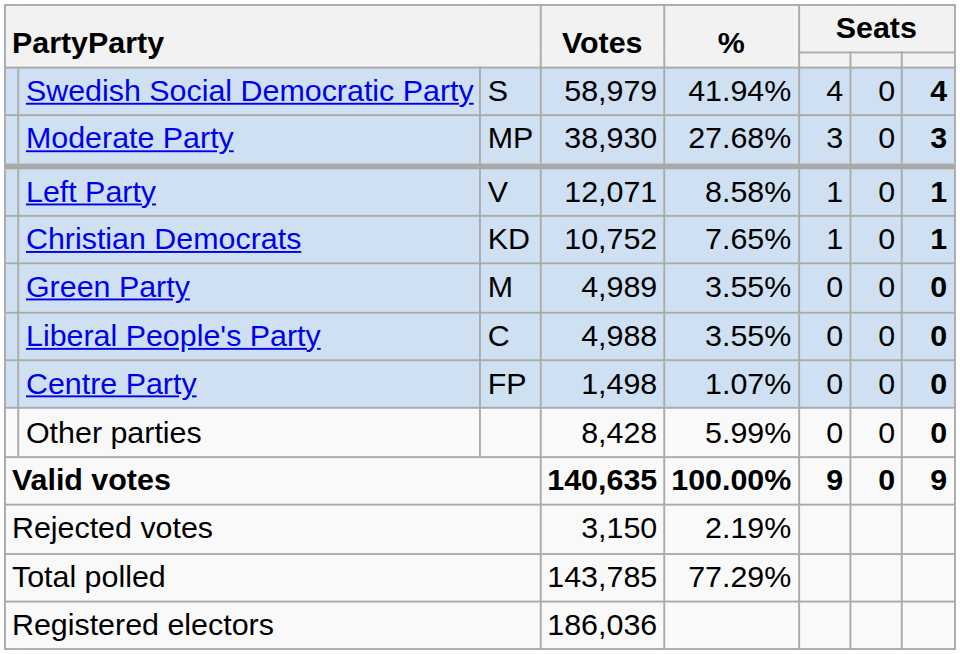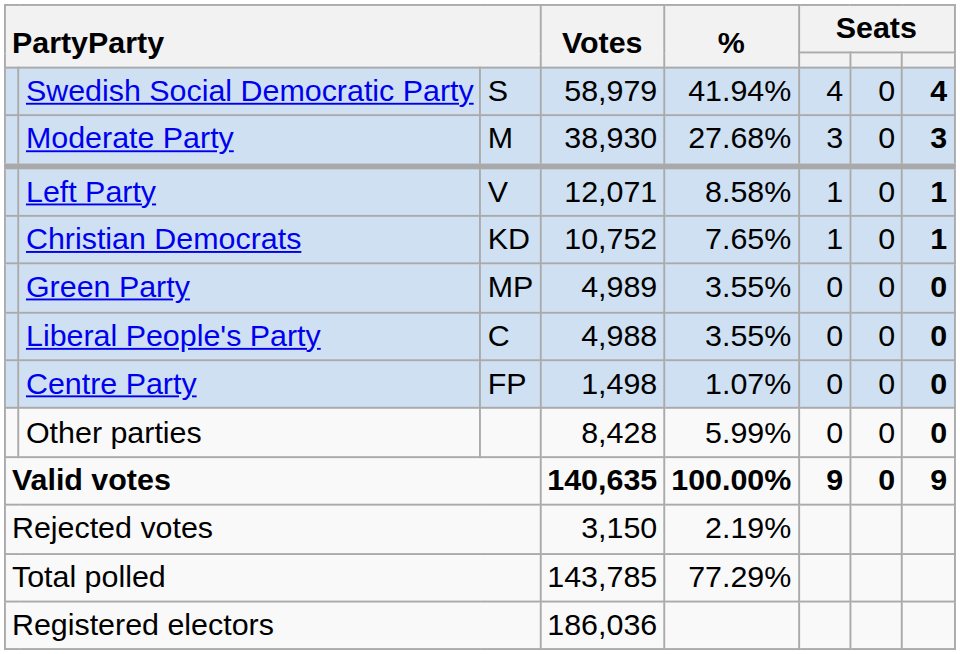(510, 139) MP -> (500, 139) M
(500, 287) M -> (510, 287) MP
